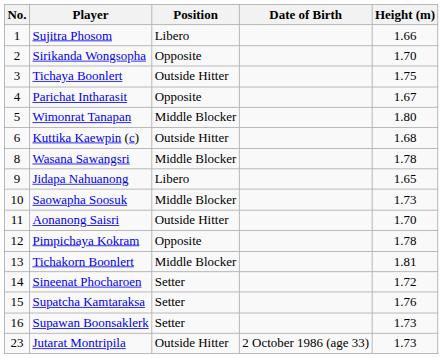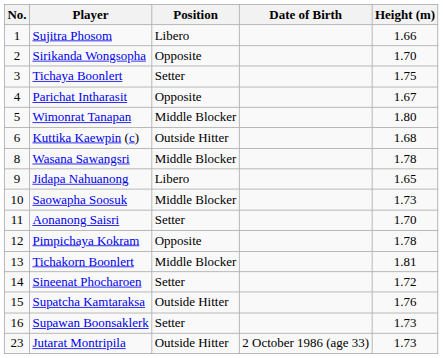(192, 76) Outside Hitter -> (170, 76) Setter
(192, 220) Outside Hitter -> (170, 220) Setter
(170, 302) Setter -> (192, 302) Outside Hitter
